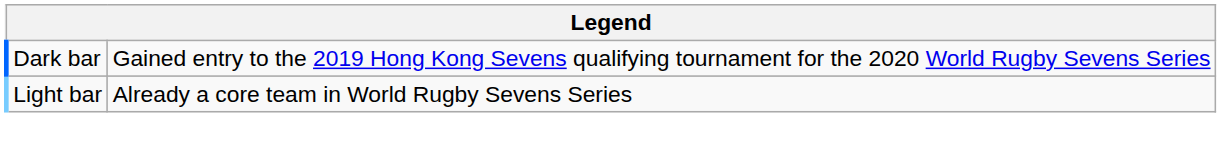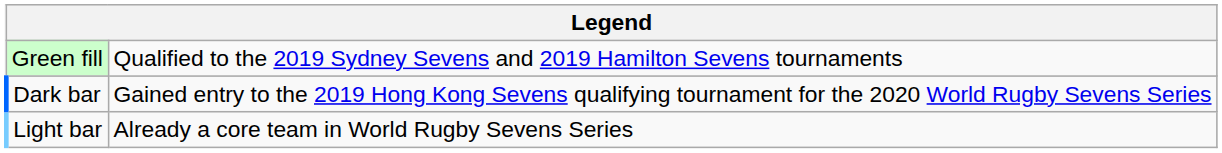+ row: (57, 58)
